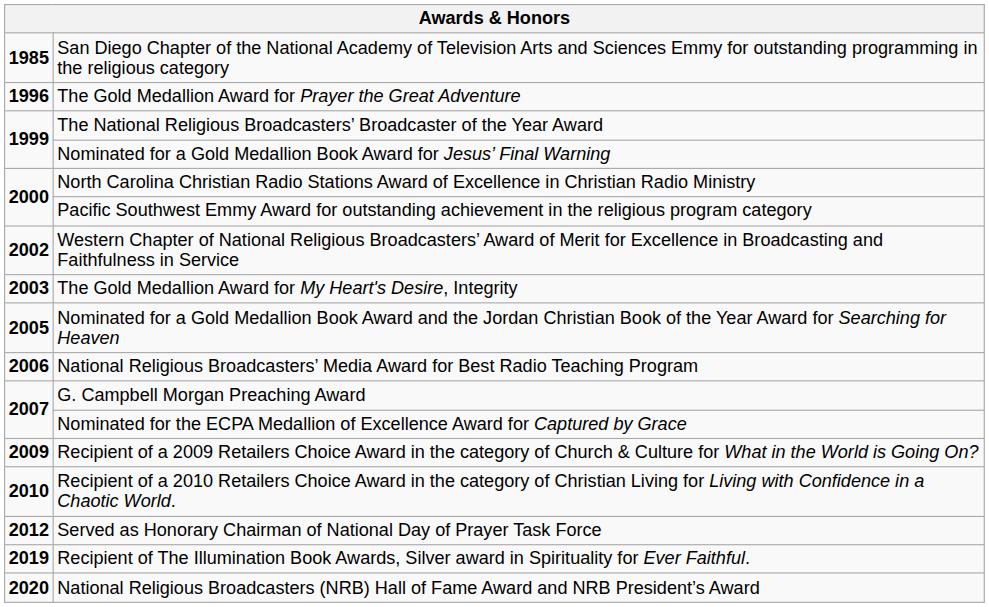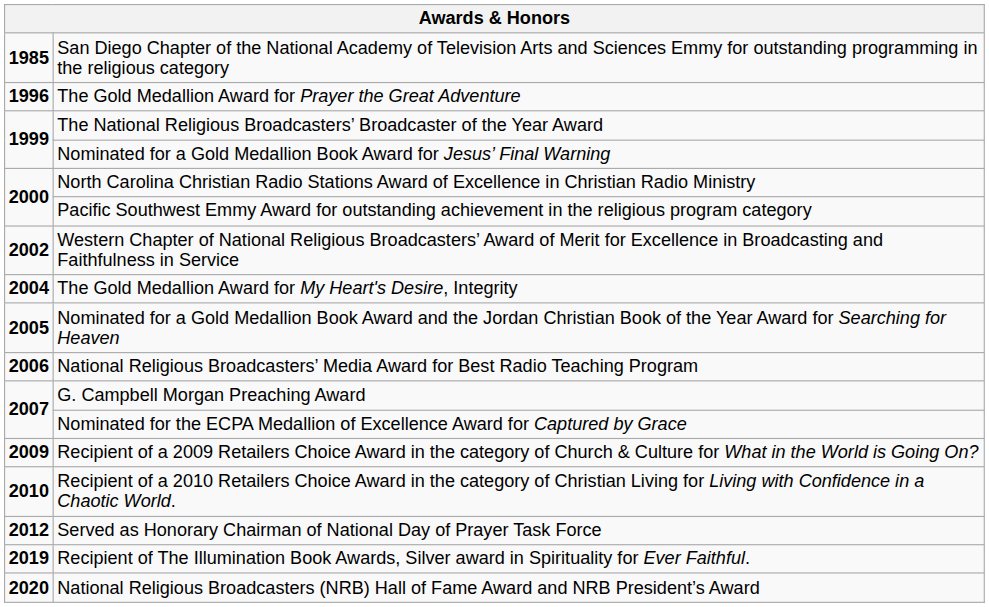(29, 288) 2003 -> (29, 288) 2004
